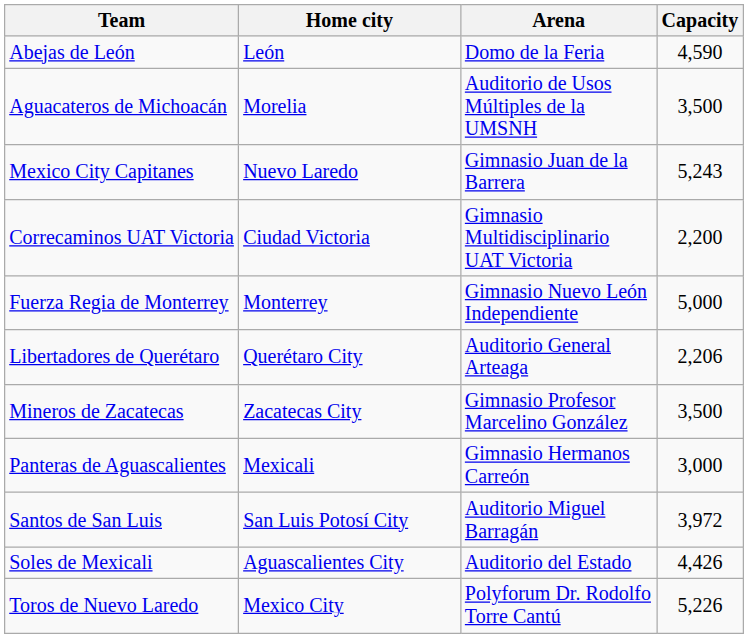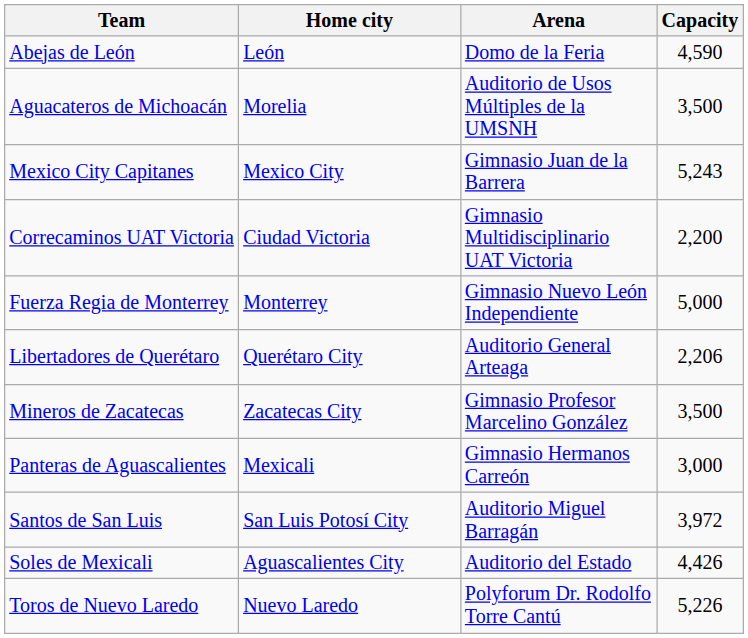(301, 171) Nuevo Laredo -> (293, 171) Mexico City
(293, 605) Mexico City -> (301, 605) Nuevo Laredo
